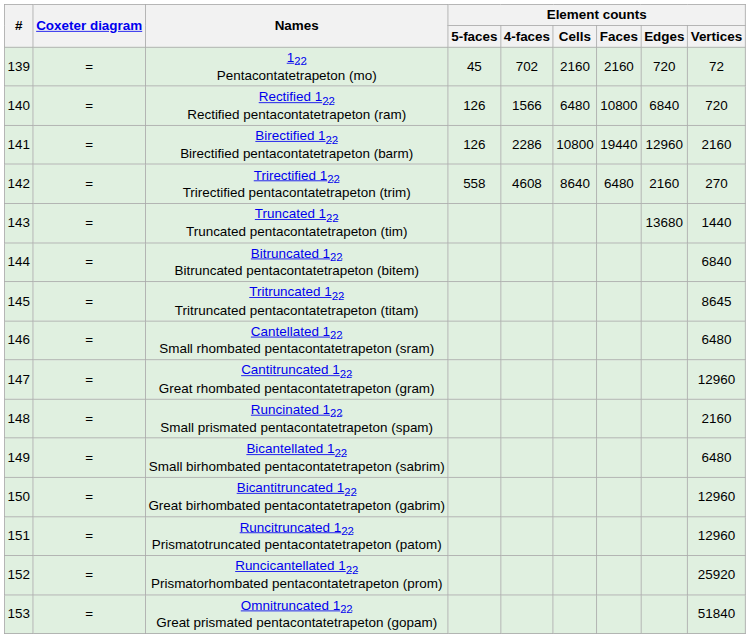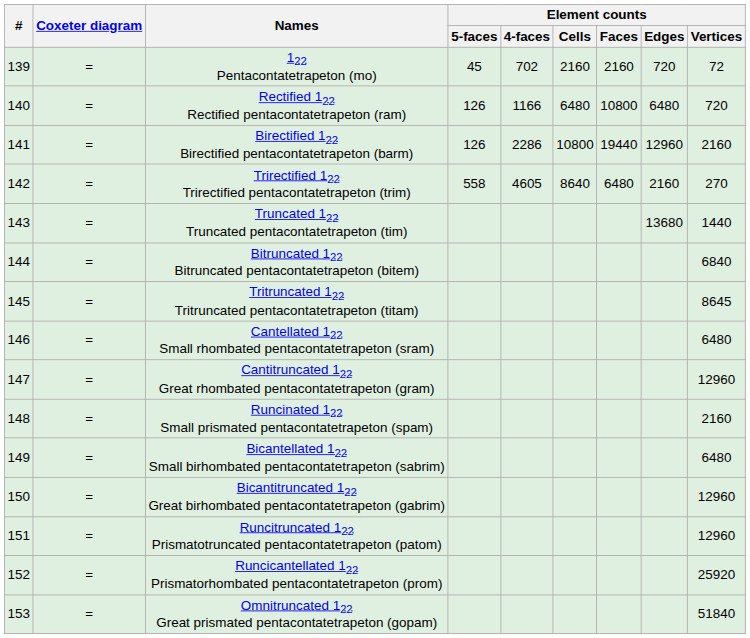(527, 105) 1566 -> (527, 105) 1166
(664, 105) 6840 -> (664, 105) 6480
(527, 184) 4608 -> (527, 184) 4605
